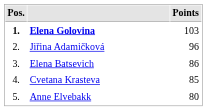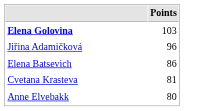- column: (16, 13)
(194, 80) 85 -> (172, 80) 81
